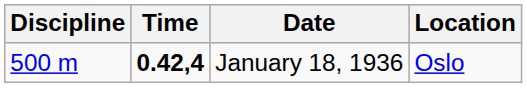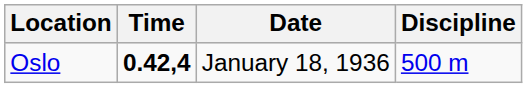columns swapped: (68, 23) <-> (465, 23)
